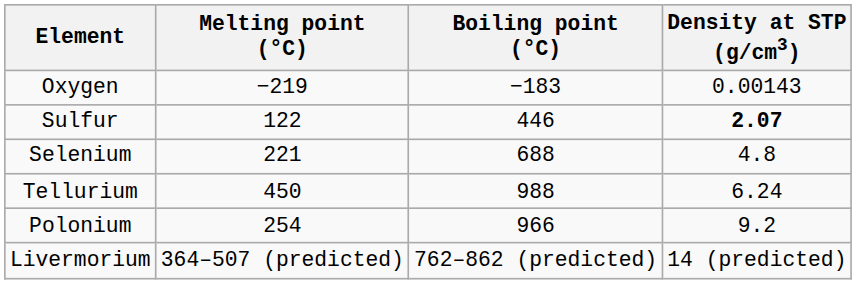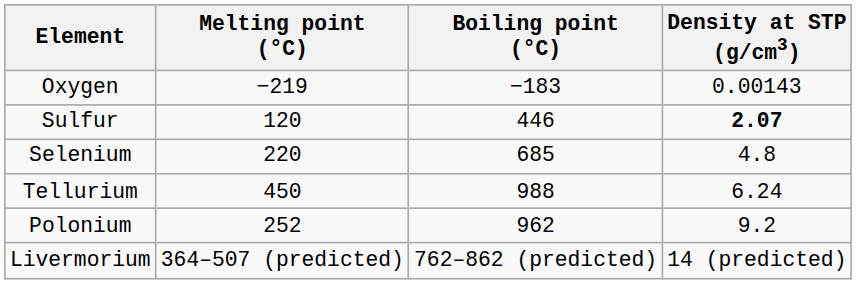(282, 122) 122 -> (282, 122) 120
(282, 156) 221 -> (282, 156) 220
(536, 156) 688 -> (536, 156) 685
(282, 226) 254 -> (282, 226) 252
(536, 226) 966 -> (536, 226) 962
